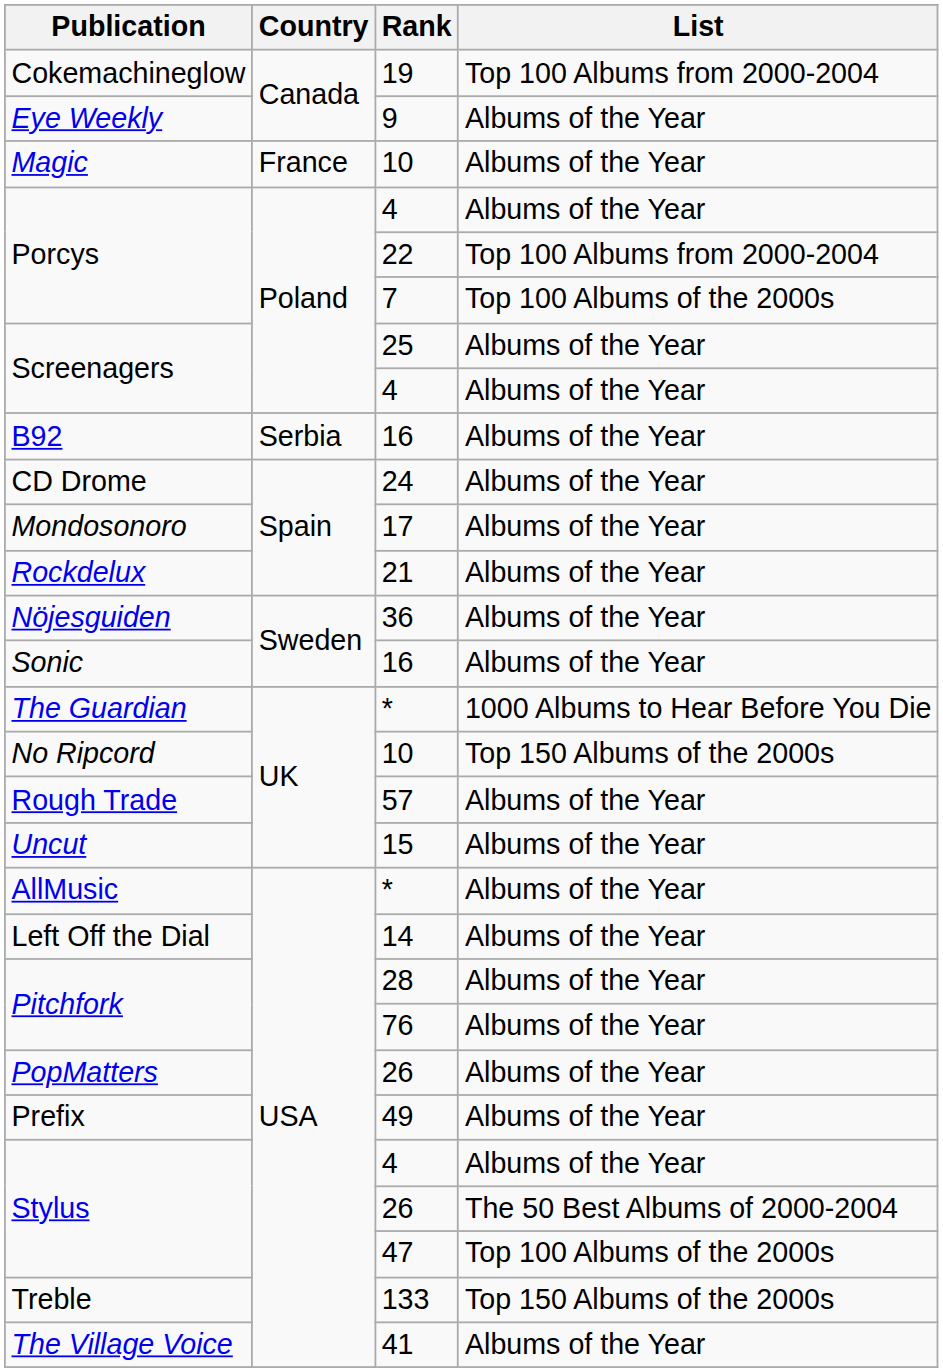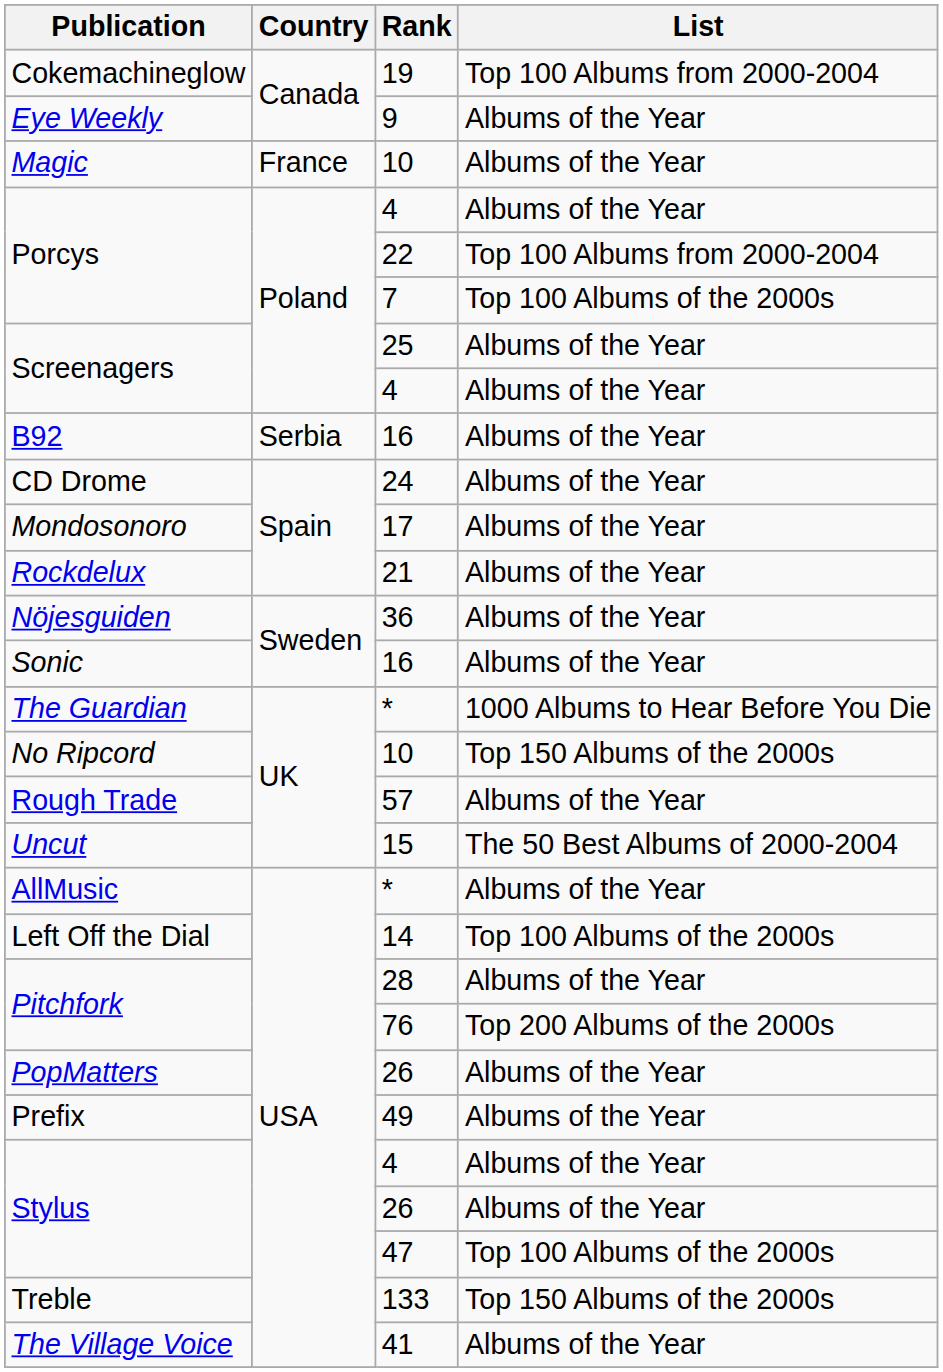(585, 844) Albums of the Year -> (681, 844) The 50 Best Albums of 2000-2004
(585, 935) Albums of the Year -> (650, 935) Top 100 Albums of the 2000s
(585, 1026) Albums of the Year -> (650, 1026) Top 200 Albums of the 2000s
(681, 1208) The 50 Best Albums of 2000-2004 -> (585, 1208) Albums of the Year
